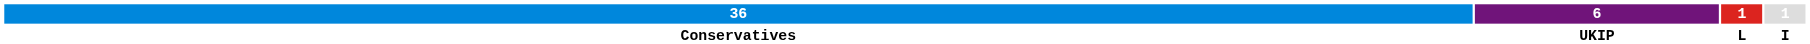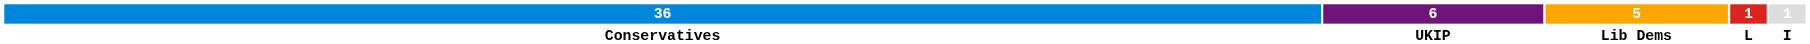+ column: (1636, 14)
